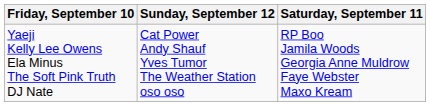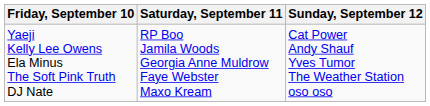columns swapped: (352, 14) <-> (207, 14)
